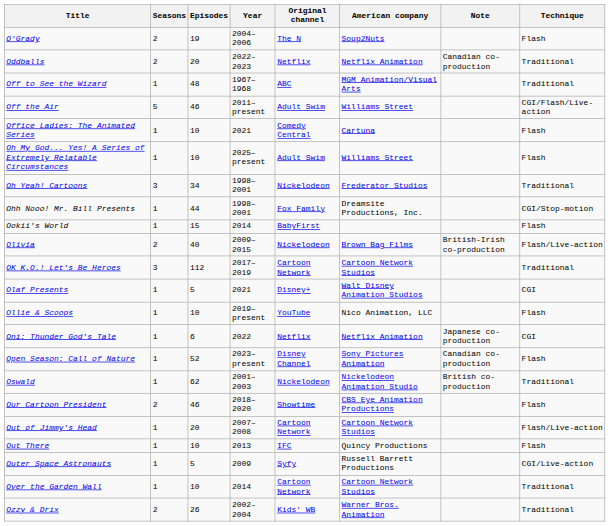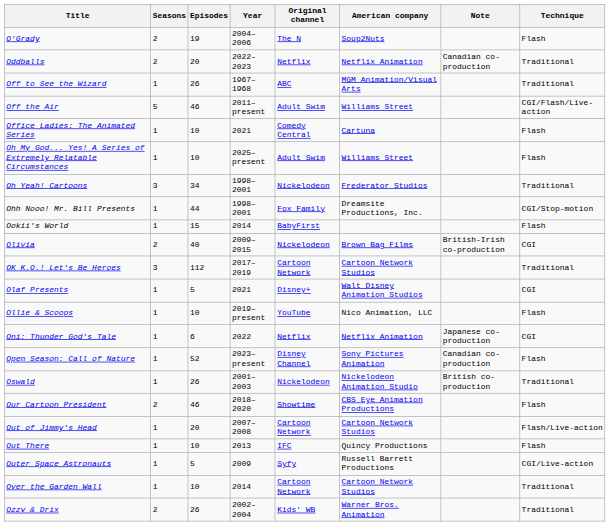(195, 84) 48 -> (195, 84) 26
(562, 244) Flash/Live-action -> (529, 244) CGI
(195, 382) 62 -> (195, 382) 26
